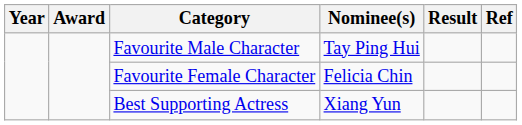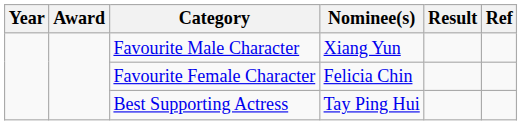(372, 47) Tay Ping Hui -> (362, 47) Xiang Yun
(362, 104) Xiang Yun -> (372, 104) Tay Ping Hui
